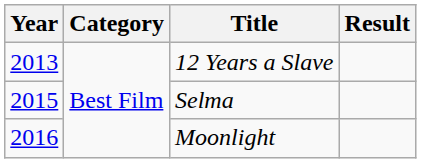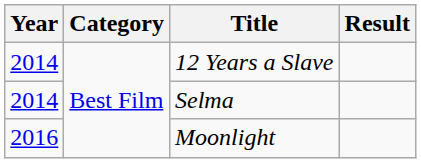(34, 61) 2013 -> (34, 61) 2014
(34, 99) 2015 -> (34, 99) 2014
